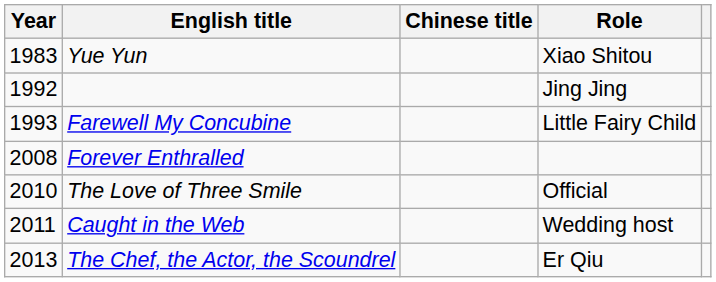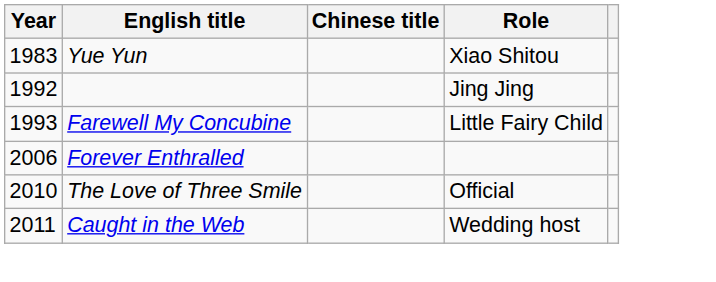(33, 157) 2008 -> (33, 157) 2006
- row: (231, 259)
